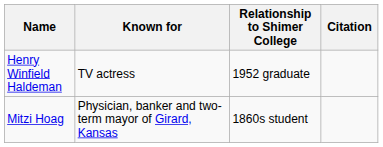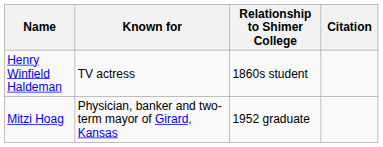(271, 73) 1952 graduate -> (270, 73) 1860s student
(270, 119) 1860s student -> (271, 119) 1952 graduate
